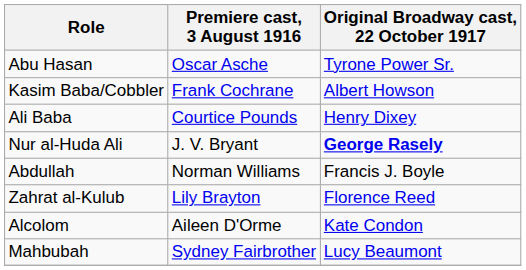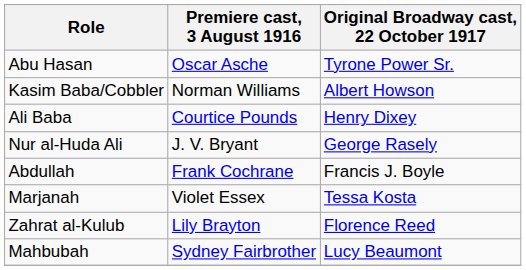(233, 90) Frank Cochrane -> (236, 90) Norman Williams
(383, 144) bold -> (380, 144) normal
(236, 171) Norman Williams -> (233, 171) Frank Cochrane
+ row: (44, 198)
- row: (39, 225)
